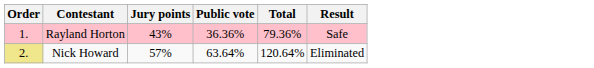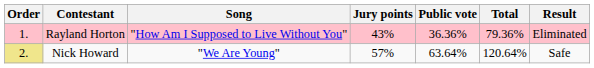+ column: (239, 14)
(337, 33) Safe -> (560, 33) Eliminated
(337, 53) Eliminated -> (560, 53) Safe
